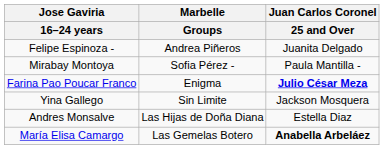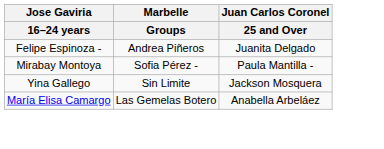- row: (72, 83)
- row: (72, 118)
(323, 135) bold -> (275, 100) normal
